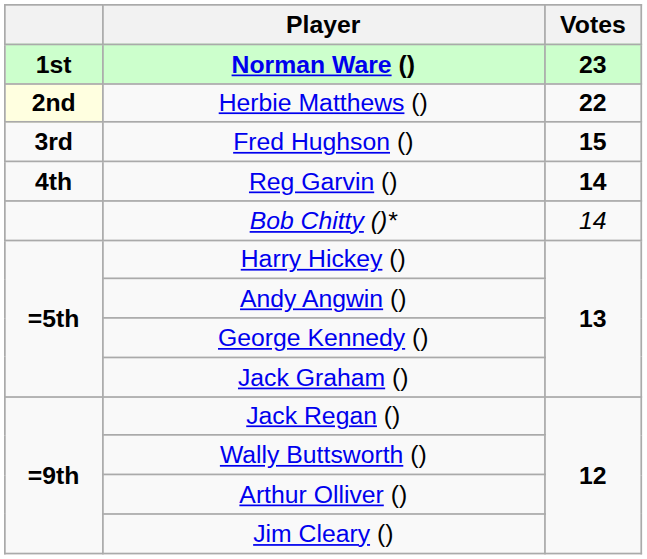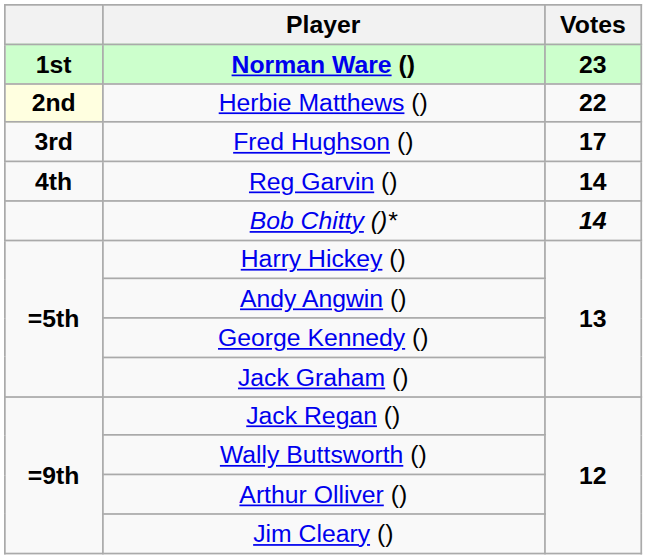(593, 142) 15 -> (593, 142) 17
(593, 220) normal -> (593, 220) bold
